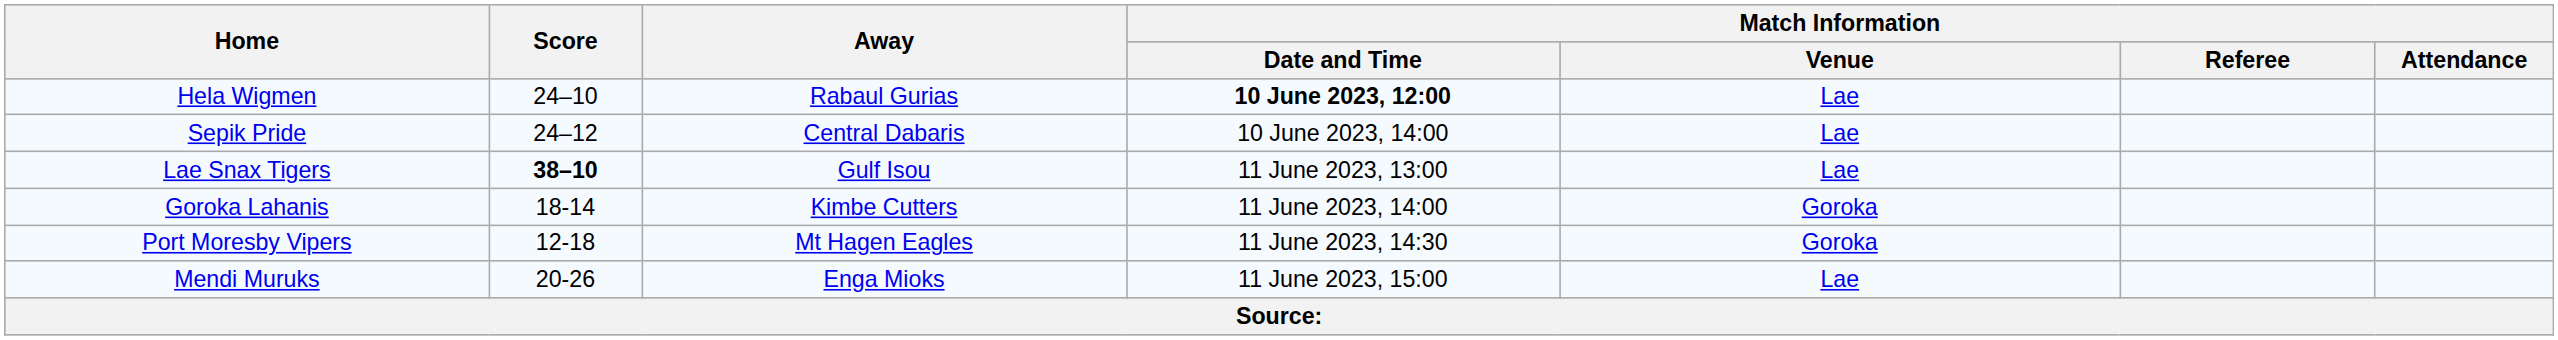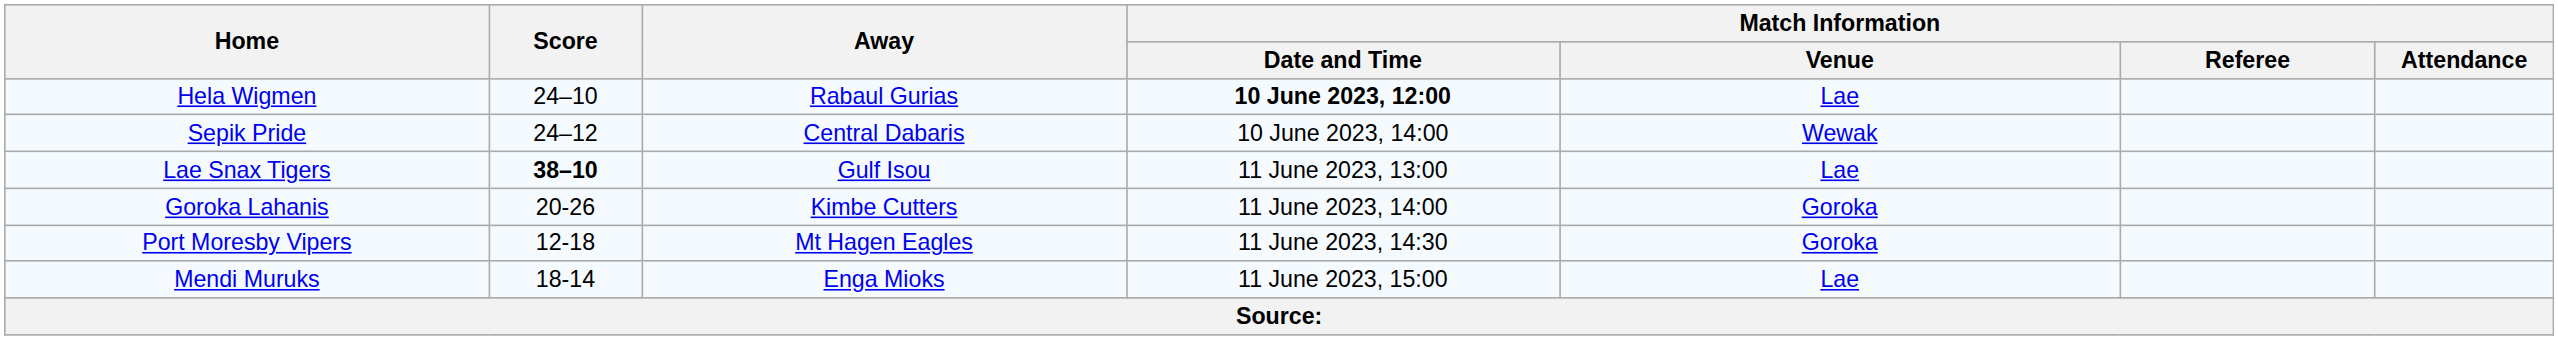(1840, 133) Lae -> (1840, 133) Wewak
(565, 207) 18-14 -> (565, 207) 20-26
(565, 280) 20-26 -> (565, 280) 18-14
